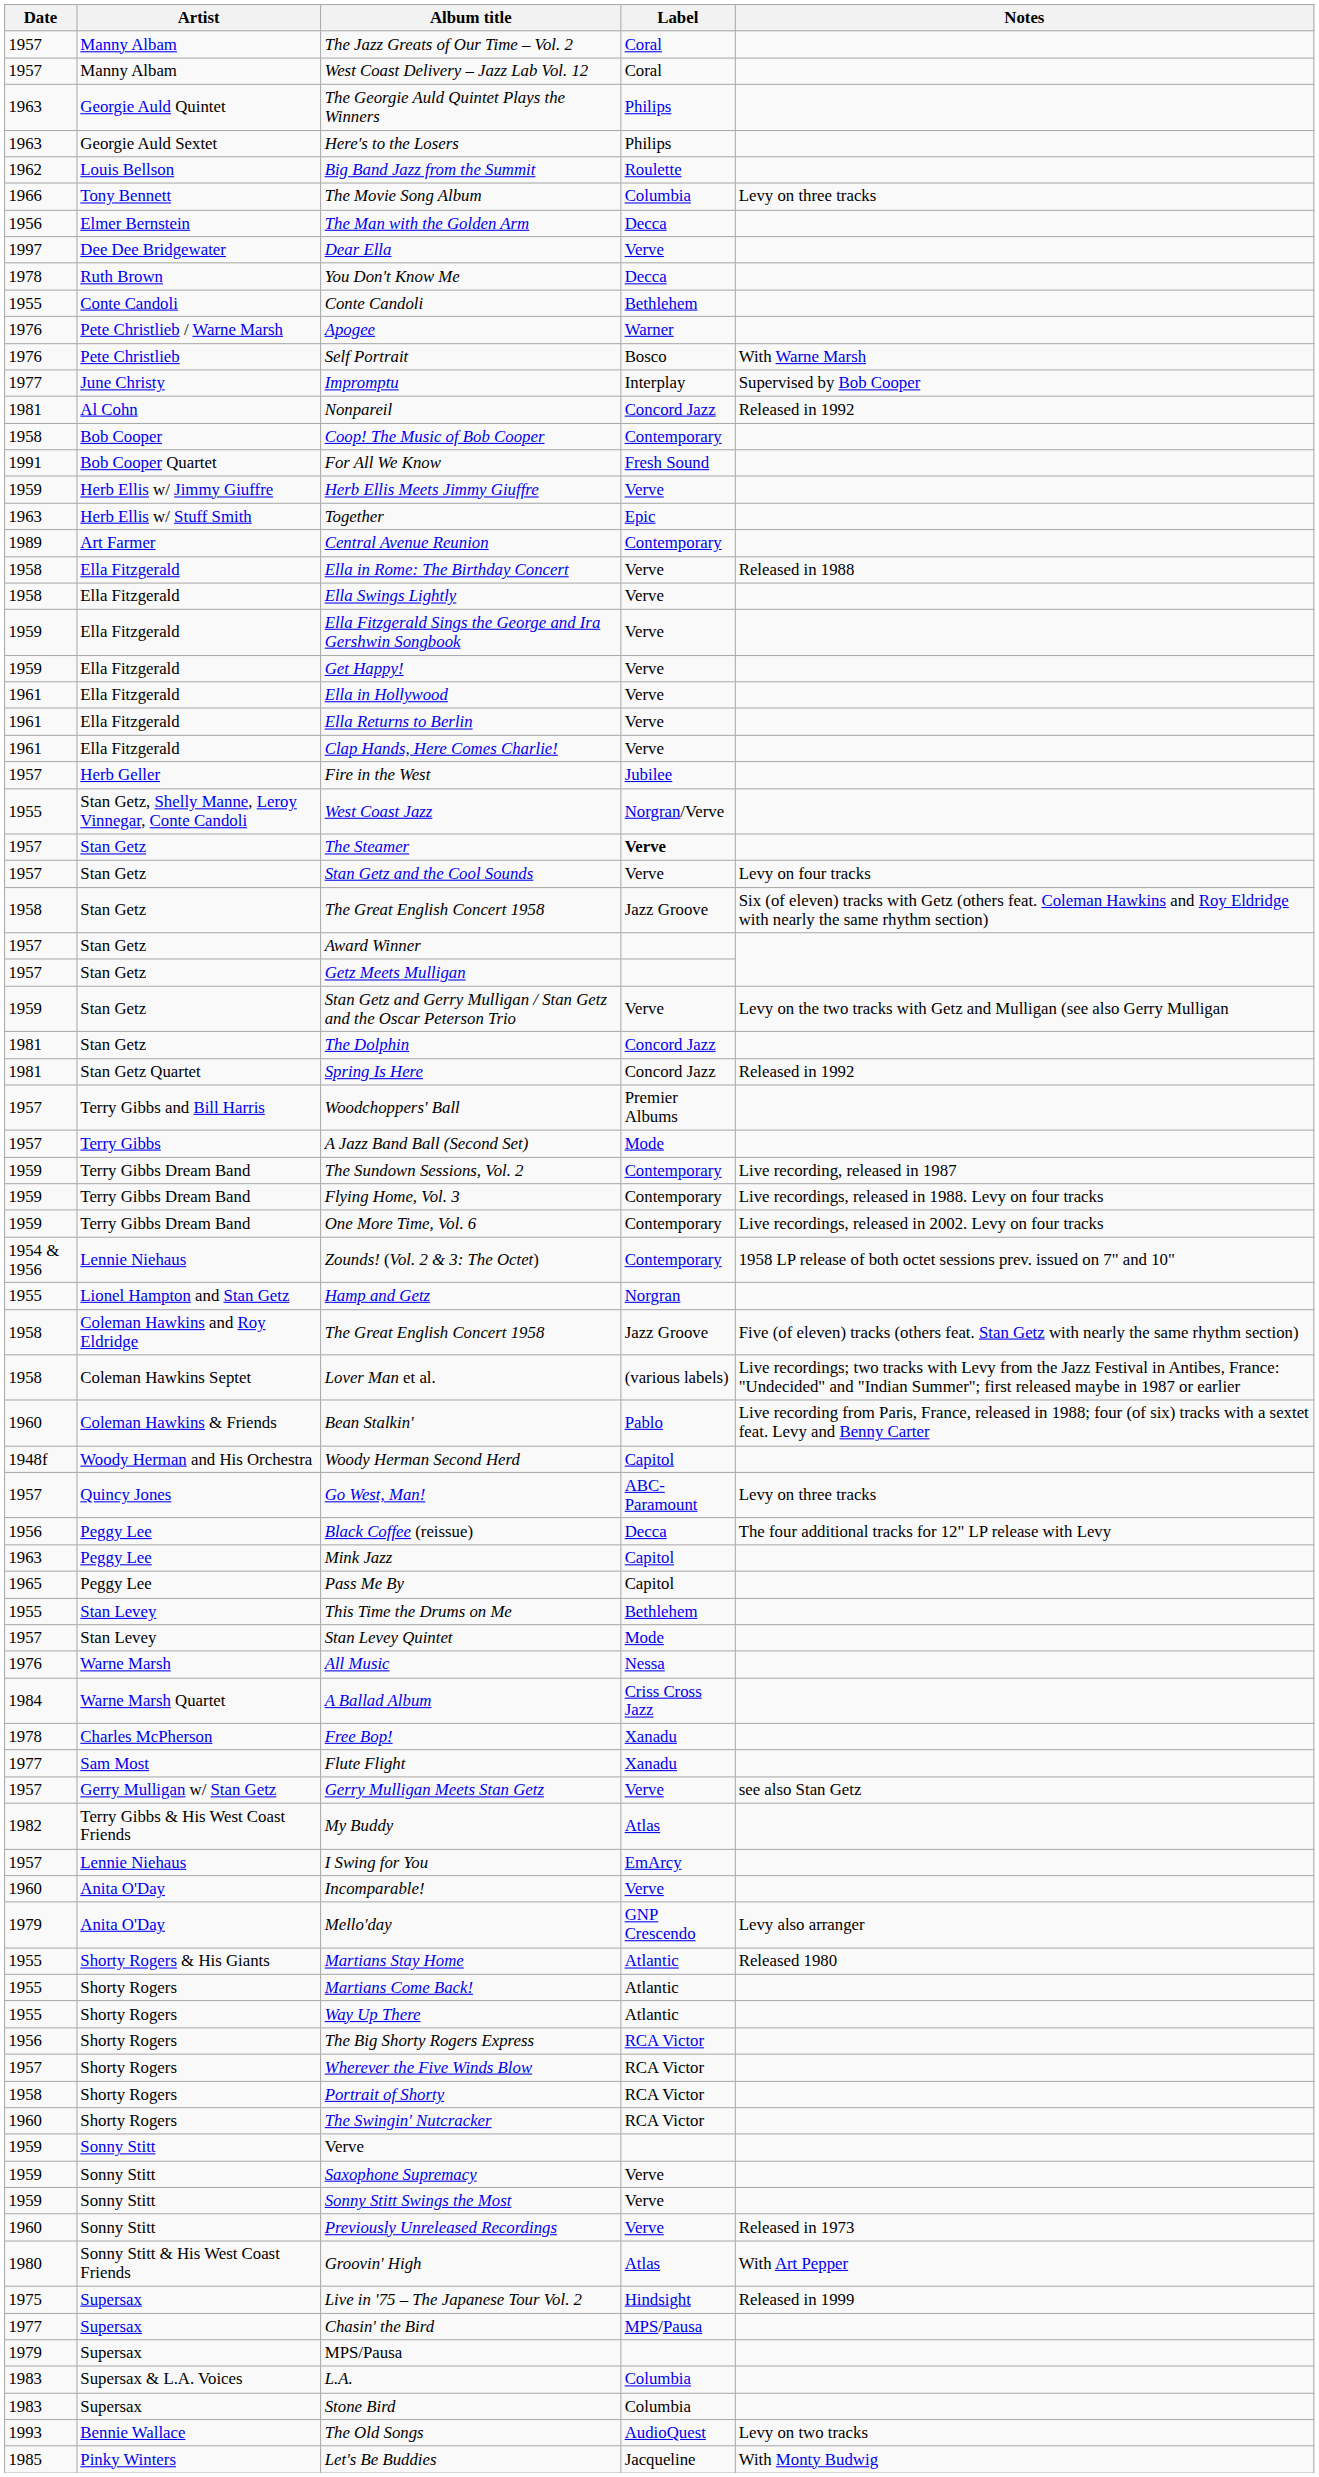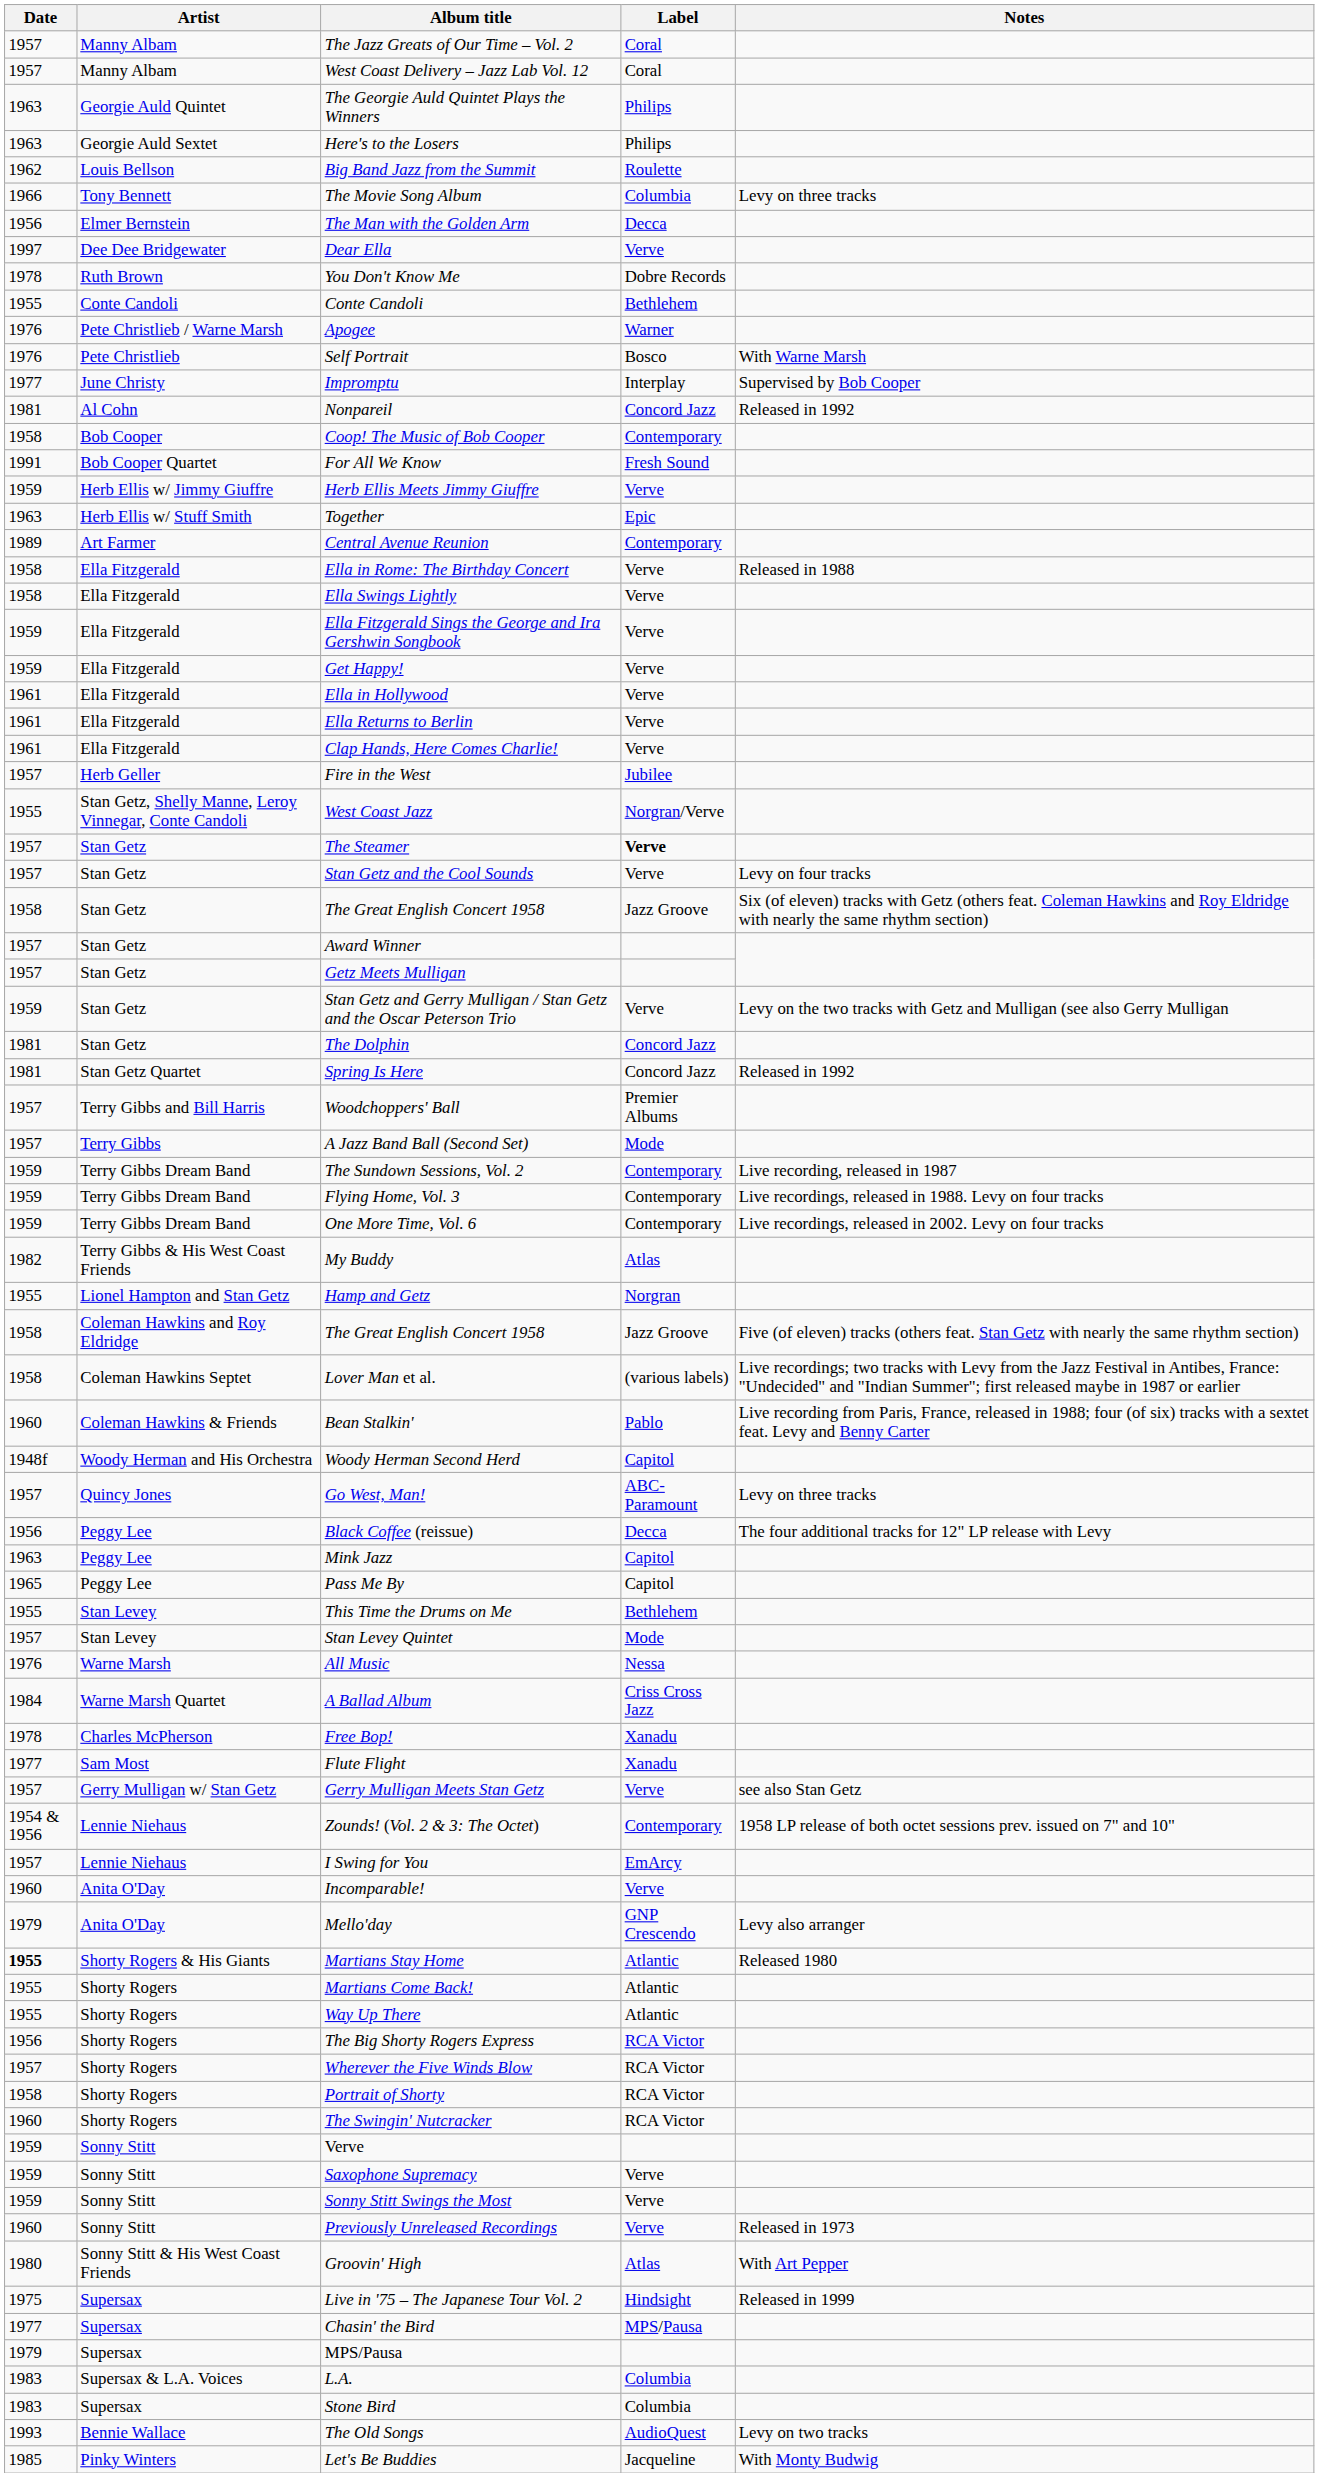(646, 276) Decca -> (675, 276) Dobre Records
rows swapped: (183, 1826) <-> (133, 1259)
(25, 1960) normal -> (25, 1960) bold
